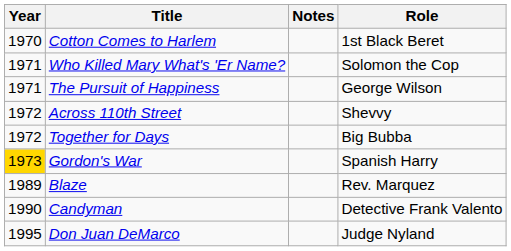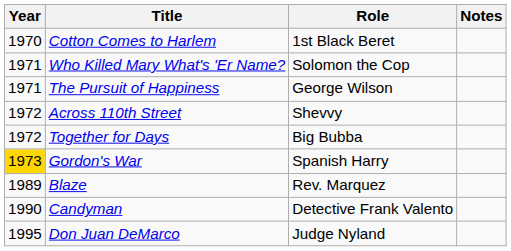columns swapped: (422, 16) <-> (313, 16)
